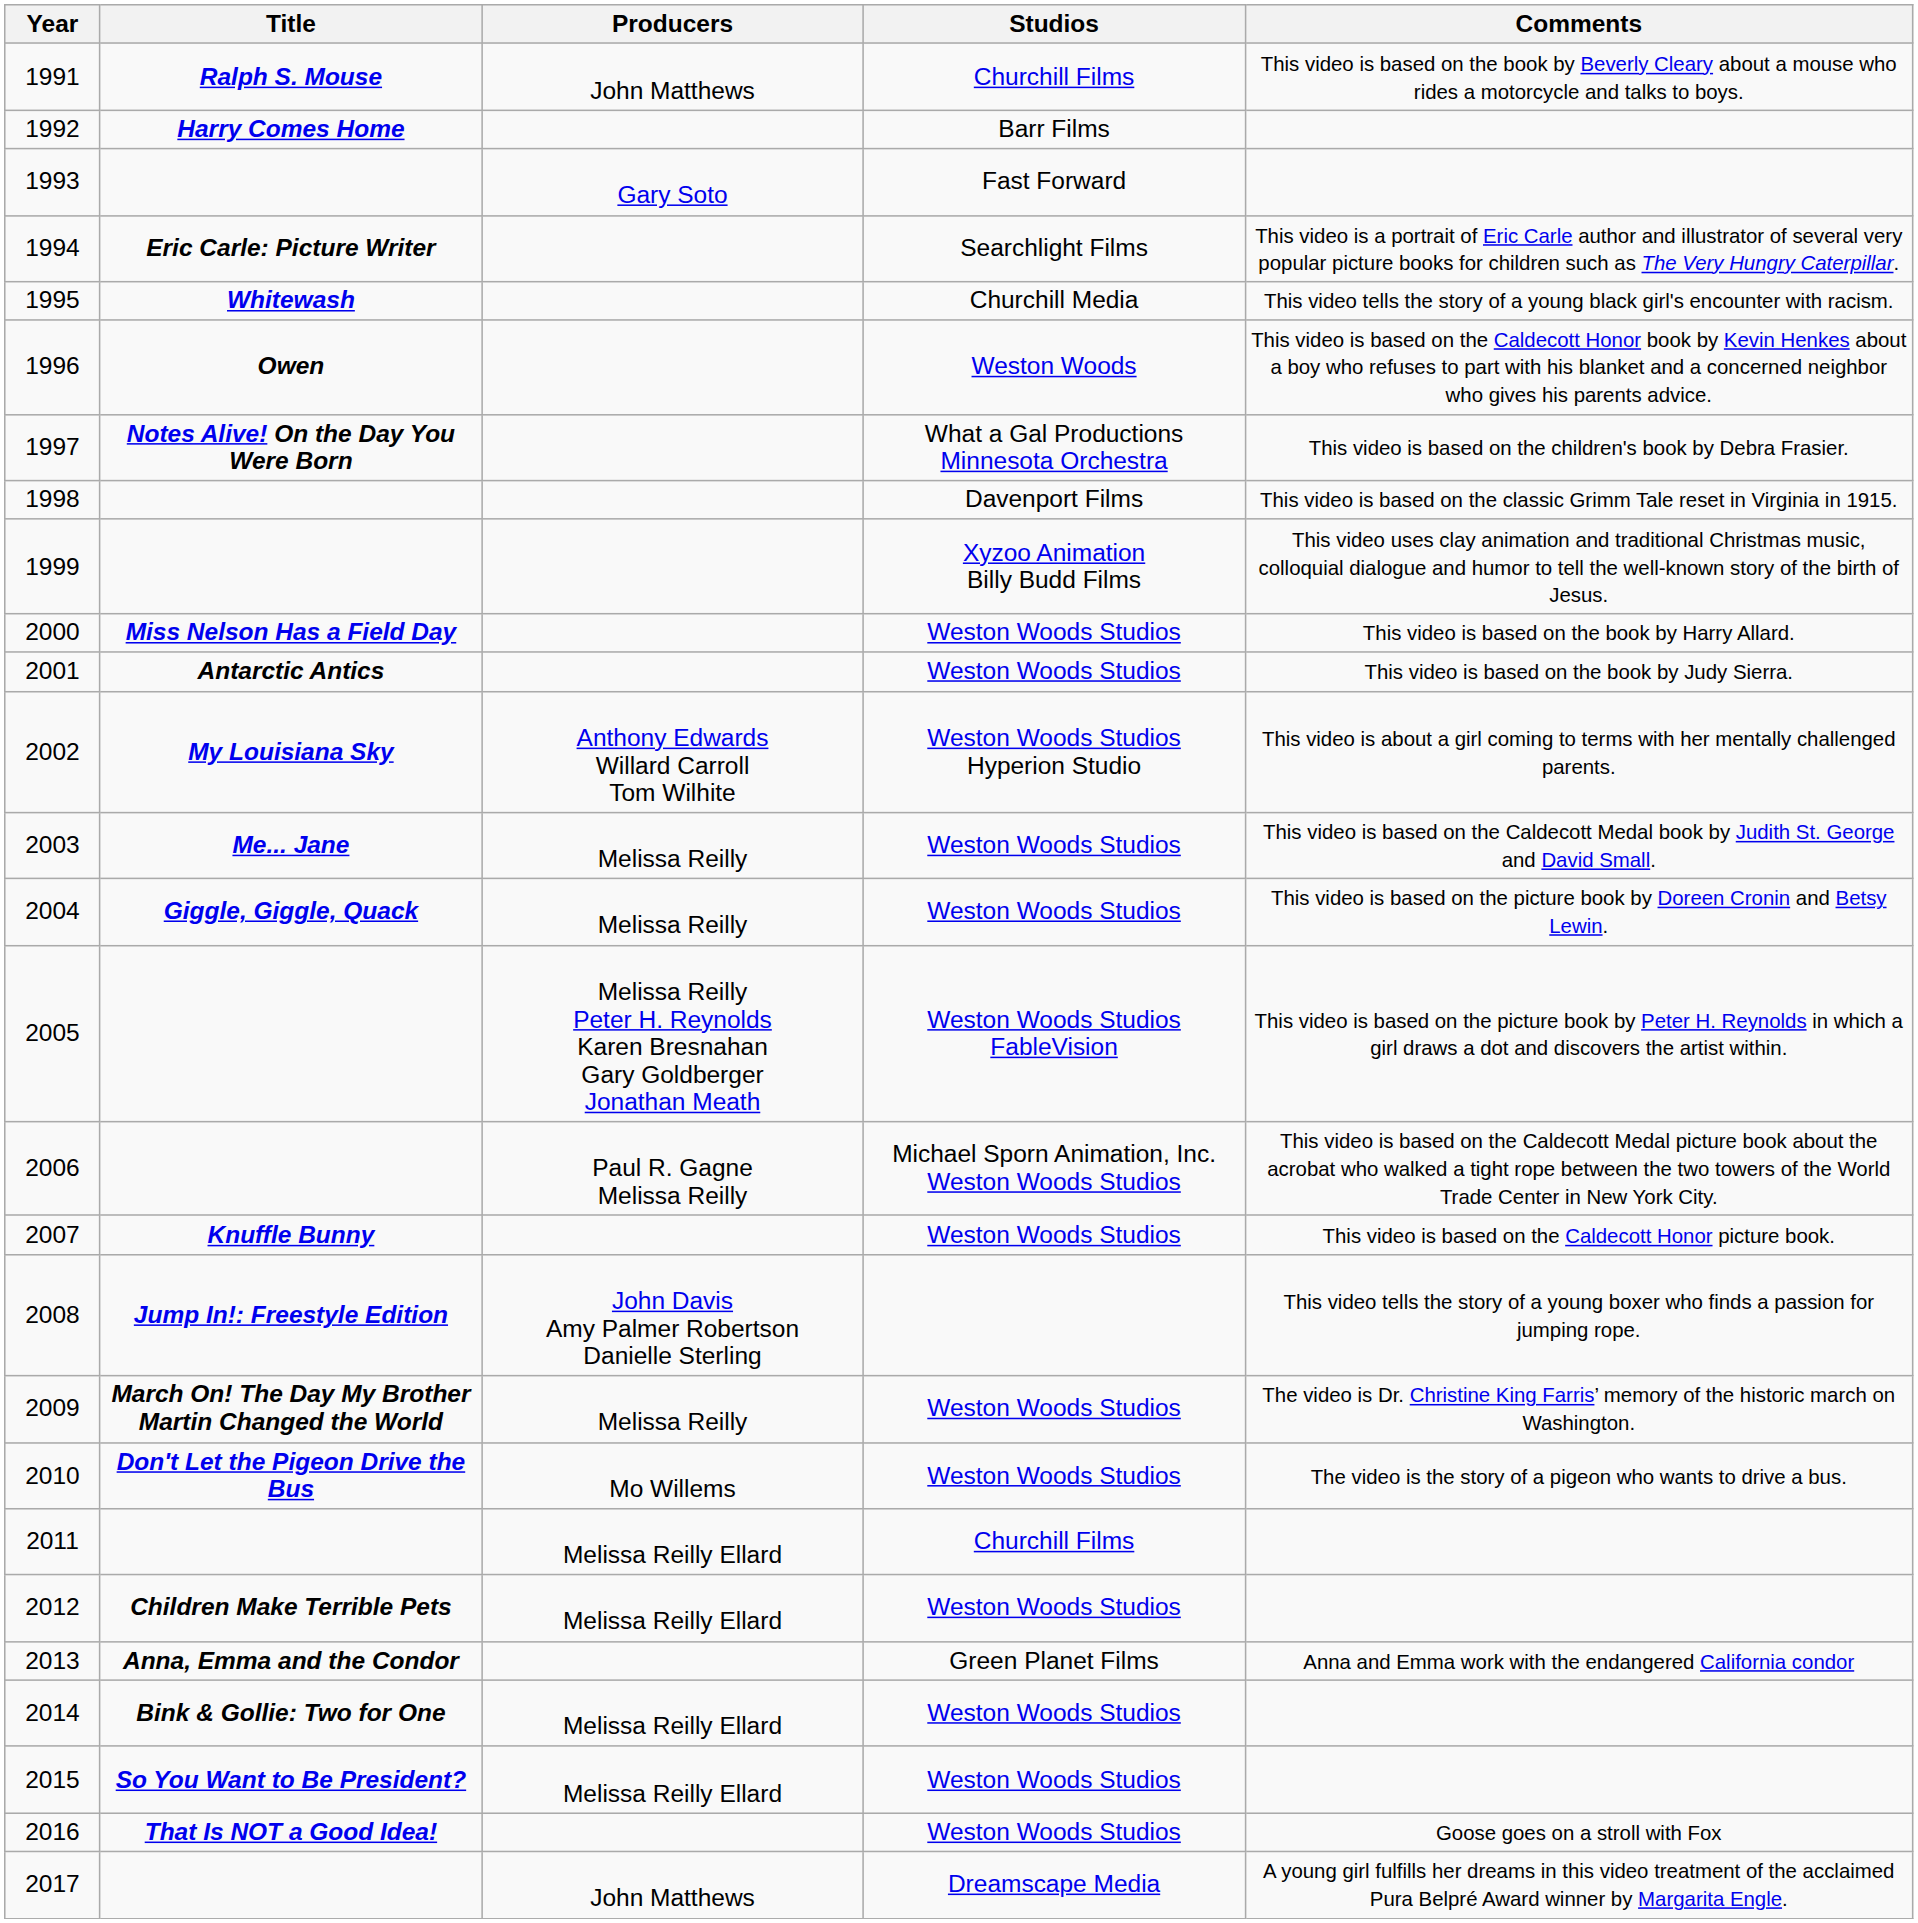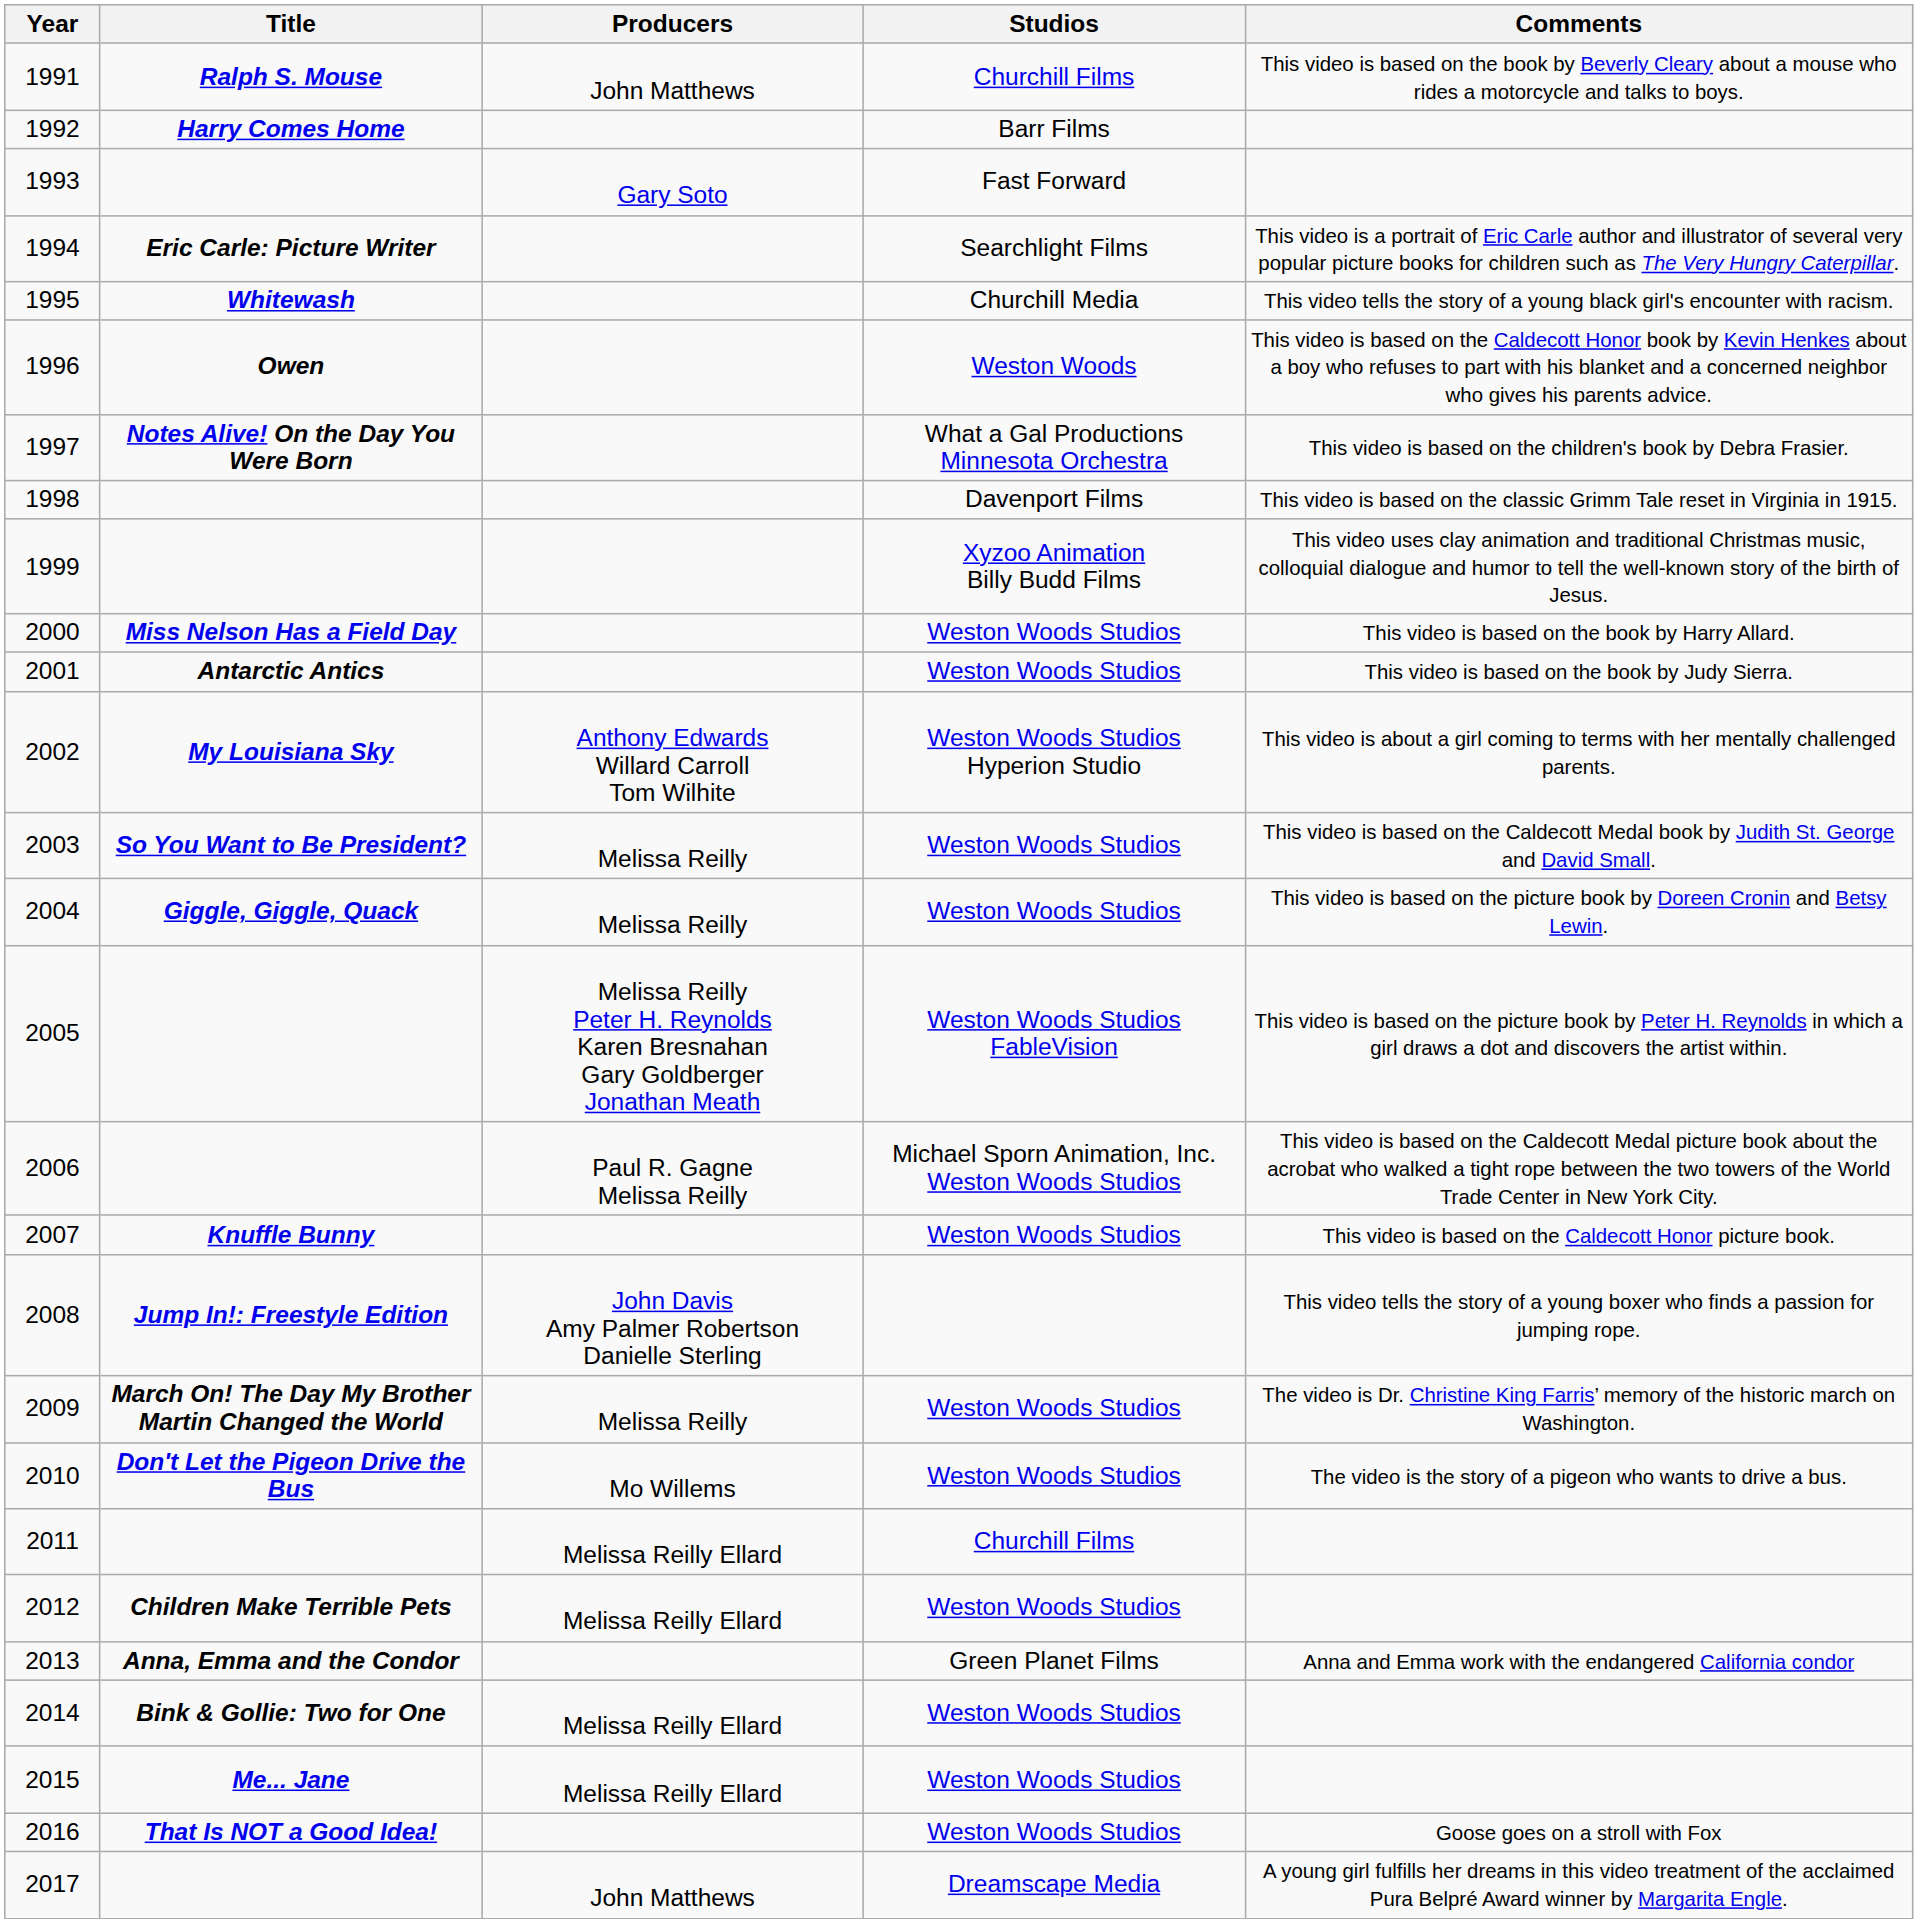(291, 845) Me... Jane -> (291, 845) So You Want to Be President?
(291, 1779) So You Want to Be President? -> (291, 1779) Me... Jane
